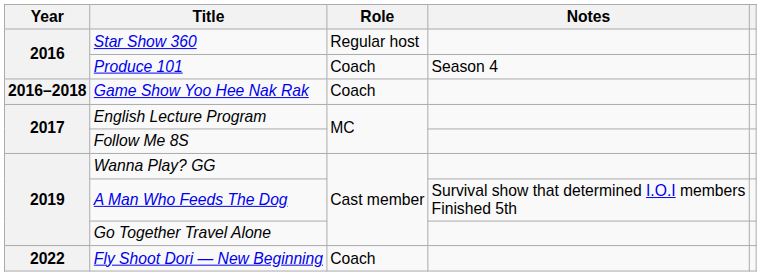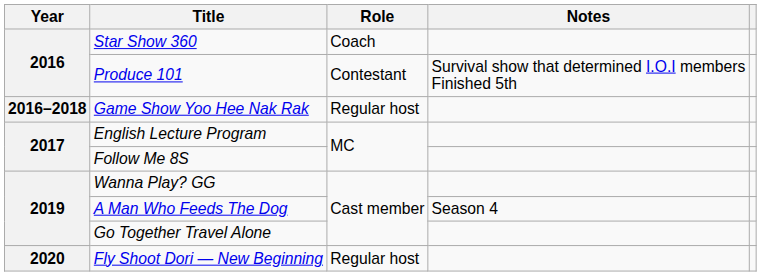(375, 41) Regular host -> (353, 41) Coach
(353, 66) Coach -> (368, 75) Contestant
(465, 66) Season 4 -> (588, 75) Survival show that determined I.O.I members Finished 5th
(353, 91) Coach -> (375, 109) Regular host
(588, 199) Survival show that determined I.O.I members Finished 5th -> (465, 208) Season 4
(47, 258) 2022 -> (47, 258) 2020
(353, 258) Coach -> (375, 258) Regular host
